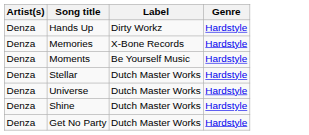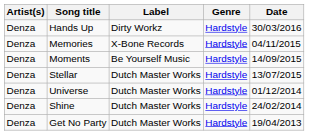+ column: (277, 12)
